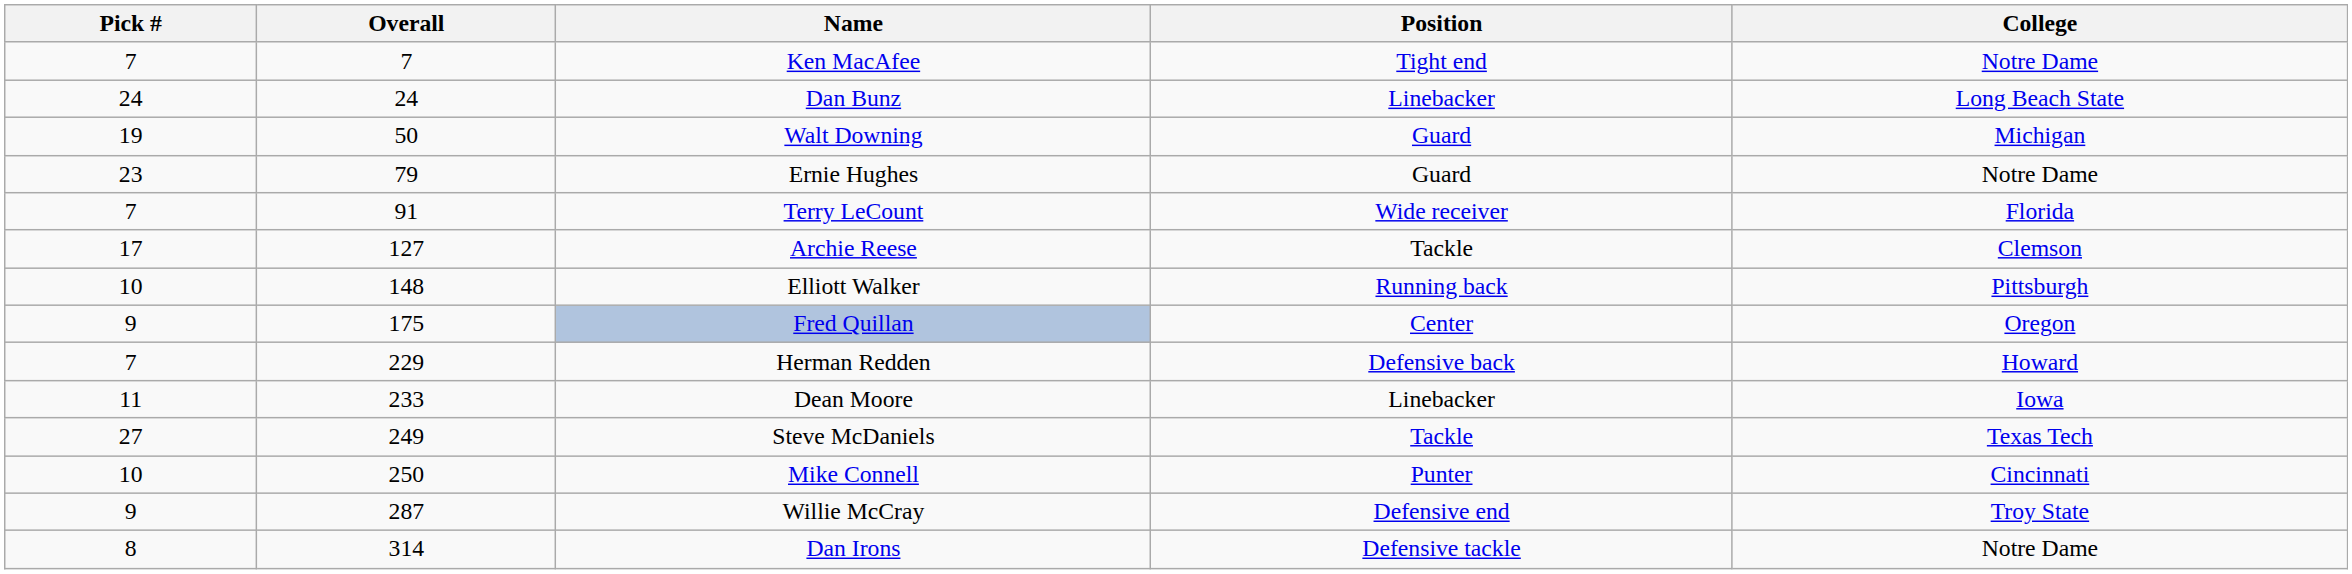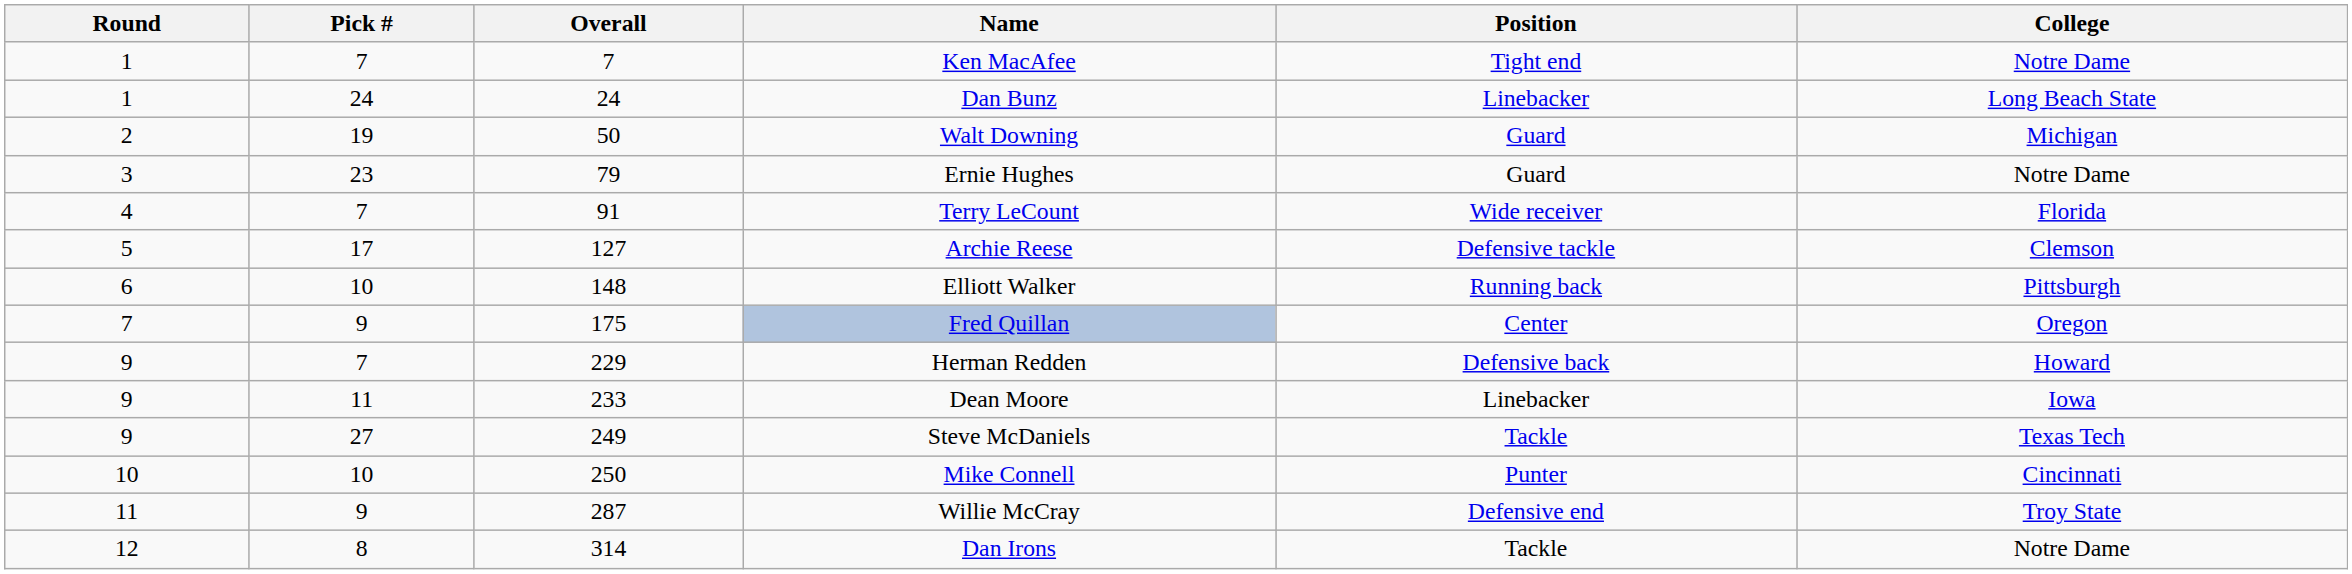+ column: (127, 23)
(1442, 248) Tackle -> (1536, 248) Defensive tackle
(1442, 549) Defensive tackle -> (1536, 549) Tackle
